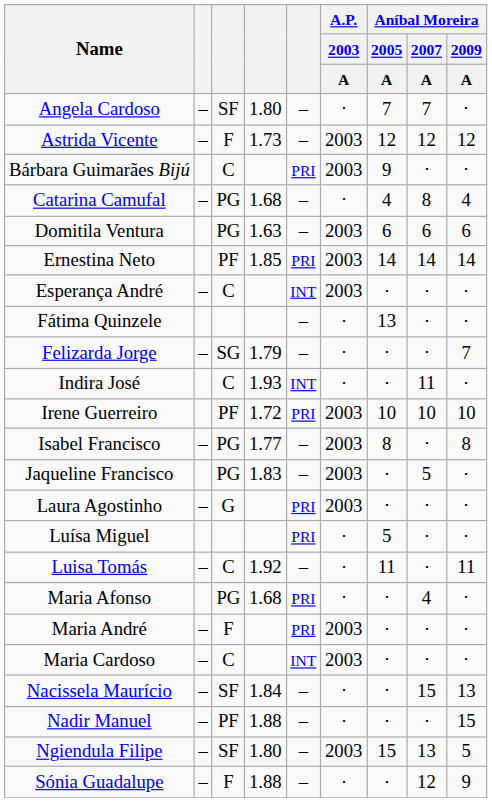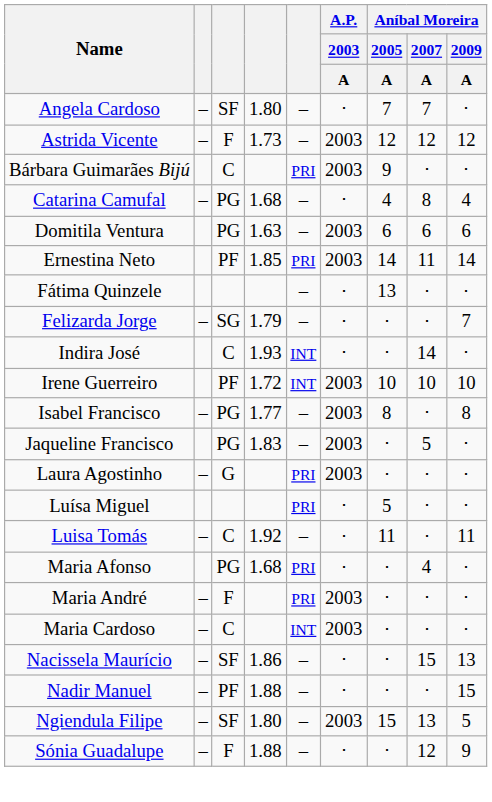(426, 260) 14 -> (426, 260) 11
- row: (99, 290)
(426, 383) 11 -> (426, 352) 14
(303, 414) PRI -> (303, 383) INT
(265, 690) 1.84 -> (265, 659) 1.86
